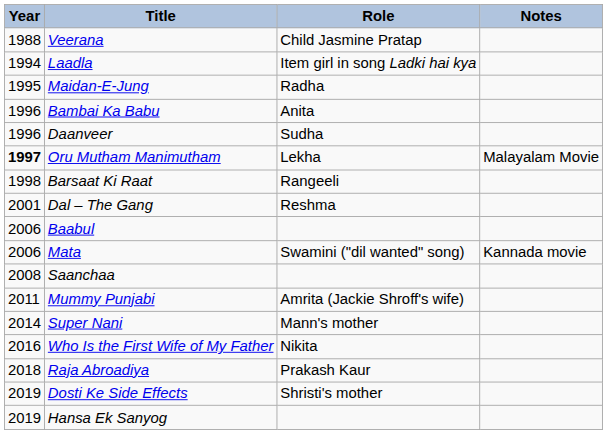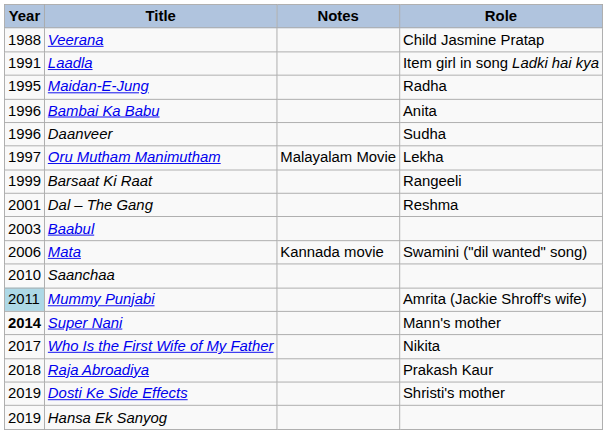columns swapped: (378, 16) <-> (541, 16)
(24, 63) 1994 -> (24, 63) 1991
(24, 157) bold -> (24, 157) normal
(24, 181) 1998 -> (24, 181) 1999
(24, 228) 2006 -> (24, 228) 2003
(24, 275) 2008 -> (24, 275) 2010
(24, 299) no background -> (24, 299) lightblue background
(24, 323) normal -> (24, 323) bold
(24, 346) 2016 -> (24, 346) 2017
